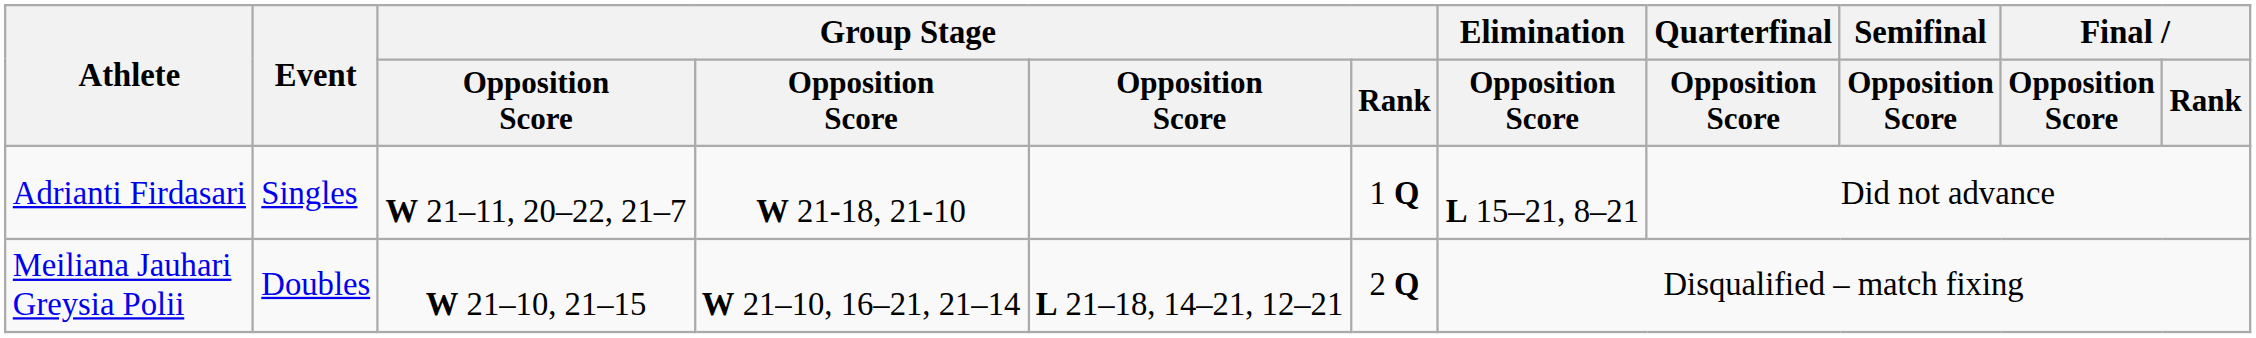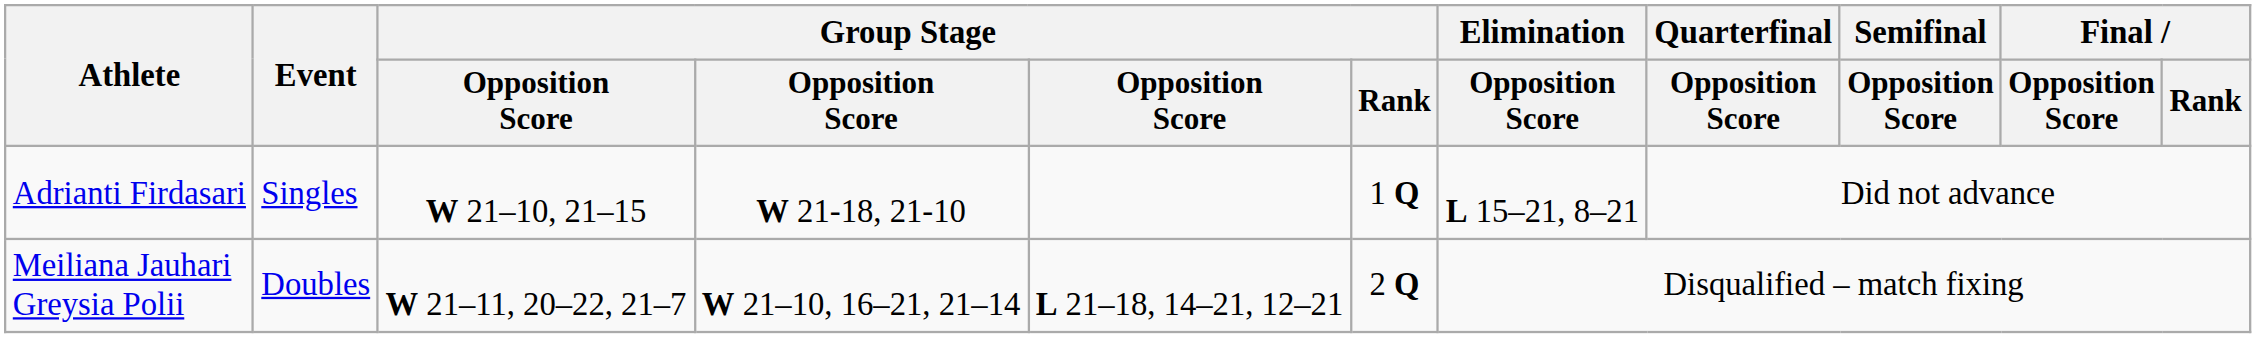(536, 211) W 21–11, 20–22, 21–7 -> (536, 211) W 21–10, 21–15
(536, 304) W 21–10, 21–15 -> (536, 304) W 21–11, 20–22, 21–7
